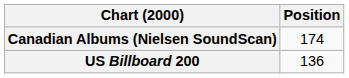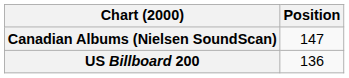(312, 38) 174 -> (312, 38) 147
